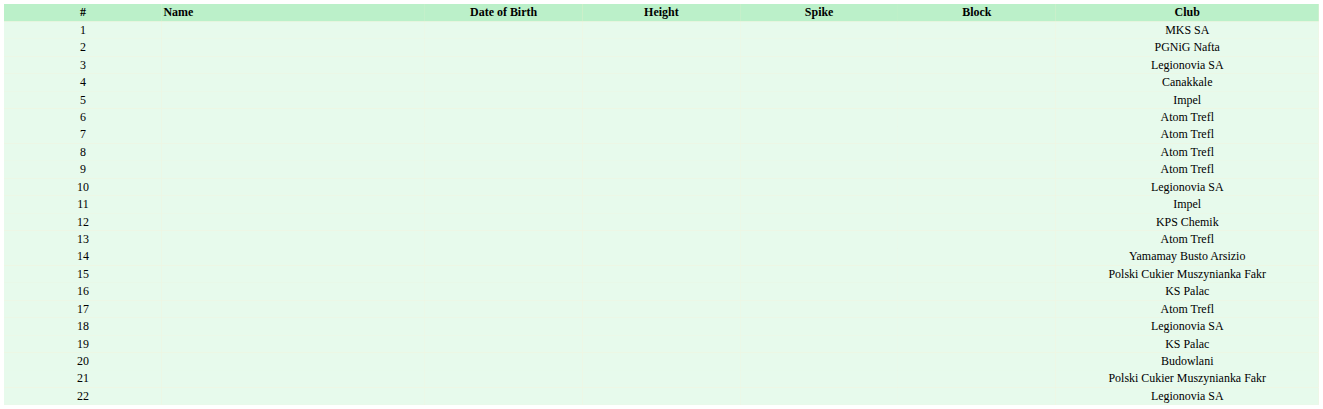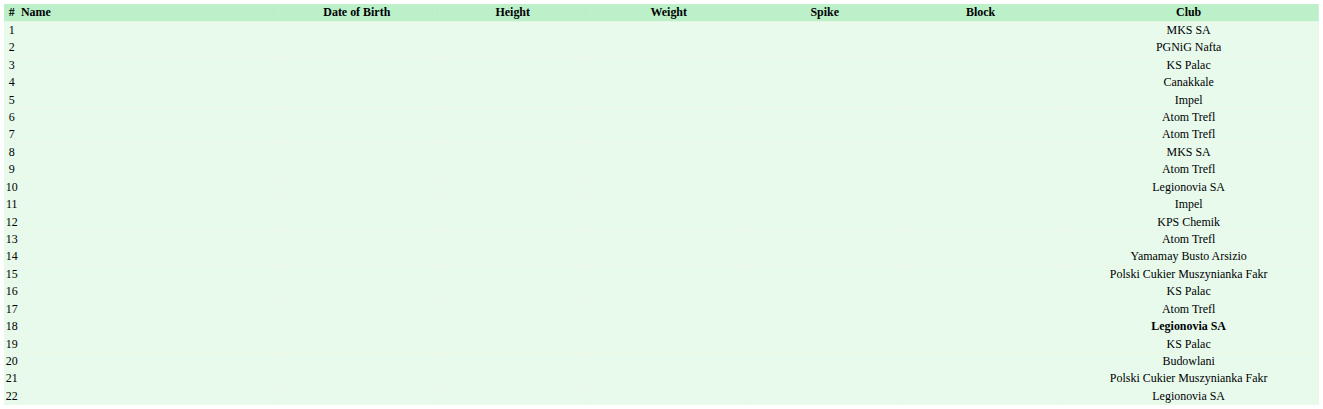+ column: (669, 12)
(1187, 65) Legionovia SA -> (1189, 65) KS Palac
(1187, 152) Atom Trefl -> (1189, 152) MKS SA
(1187, 326) normal -> (1189, 326) bold
